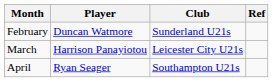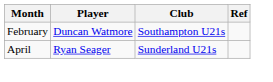(191, 31) Sunderland U21s -> (181, 31) Southampton U21s
- row: (22, 49)
(196, 67) Southampton U21s -> (177, 49) Sunderland U21s
